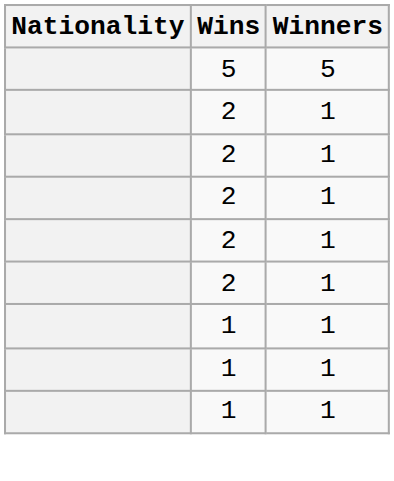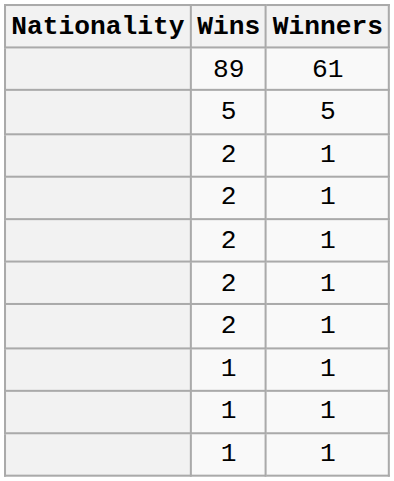+ row: (229, 69)
